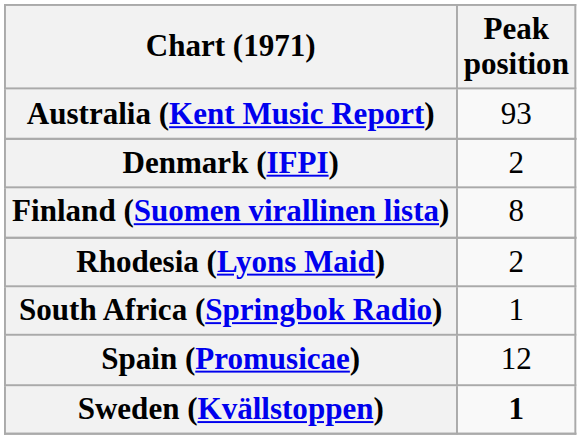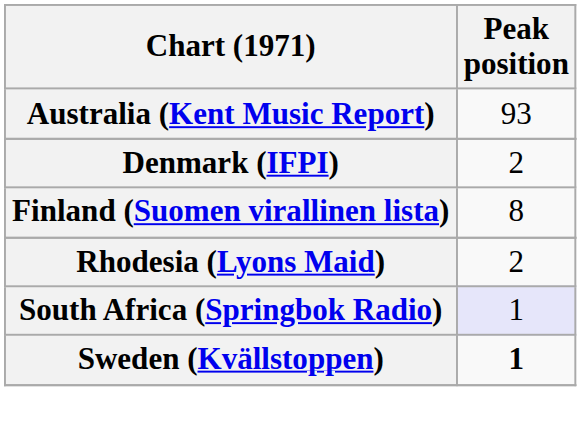(516, 310) no background -> (516, 310) lavender background
- row: (231, 359)
